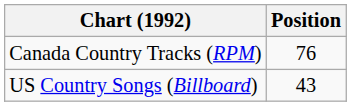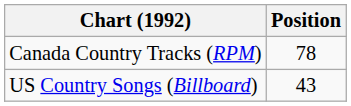(306, 52) 76 -> (306, 52) 78
